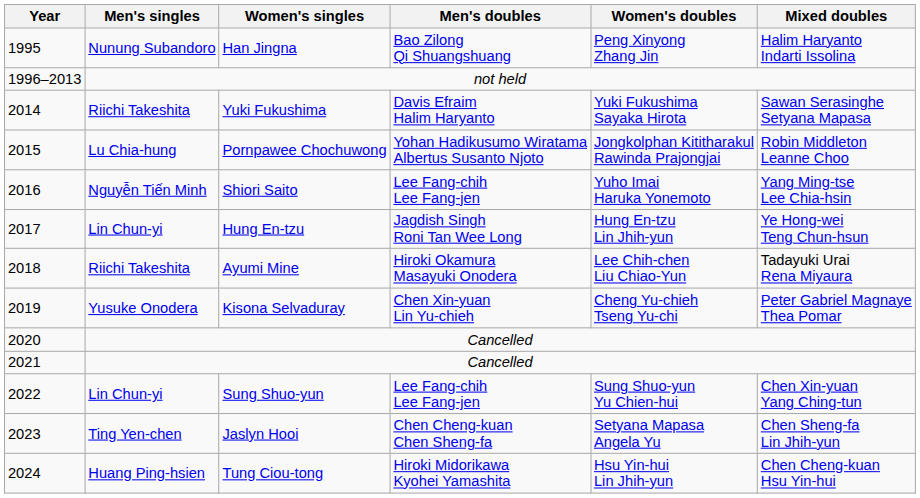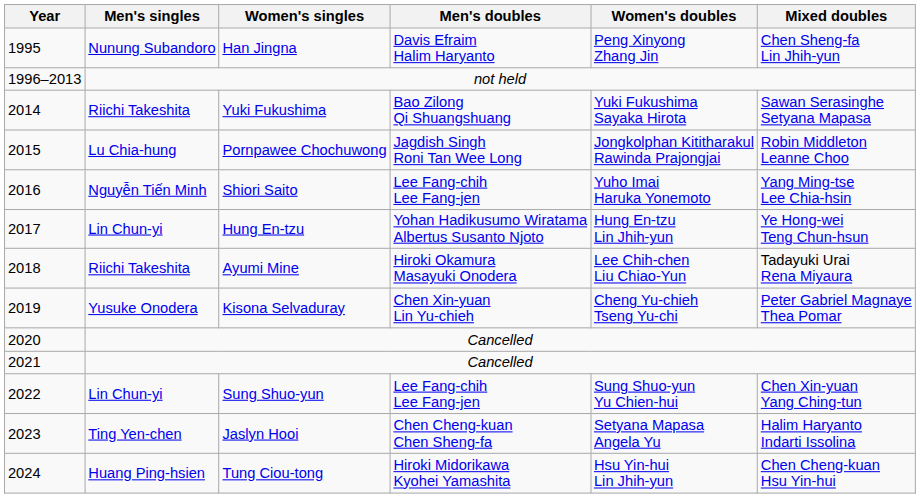(452, 48) Bao Zilong Qi Shuangshuang -> (444, 48) Davis Efraim Halim Haryanto
(811, 48) Halim Haryanto Indarti Issolina -> (810, 48) Chen Sheng-fa Lin Jhih-yun
(444, 111) Davis Efraim Halim Haryanto -> (452, 111) Bao Zilong Qi Shuangshuang
(490, 150) Yohan Hadikusumo Wiratama Albertus Susanto Njoto -> (458, 150) Jagdish Singh Roni Tan Wee Long
(458, 229) Jagdish Singh Roni Tan Wee Long -> (490, 229) Yohan Hadikusumo Wiratama Albertus Susanto Njoto
(810, 434) Chen Sheng-fa Lin Jhih-yun -> (811, 434) Halim Haryanto Indarti Issolina
